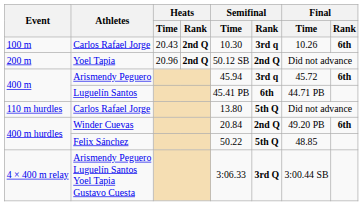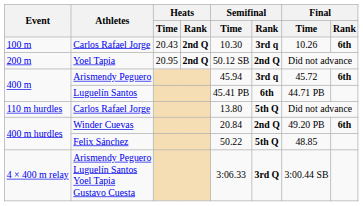(167, 61) 20.96 -> (167, 61) 20.95
